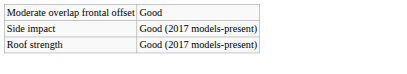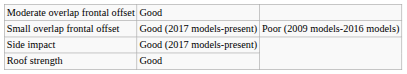+ row: (63, 28)
(198, 45) Good (2017 models-present) -> (151, 61) Good
